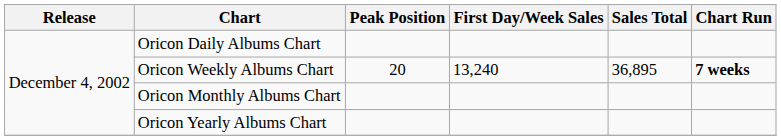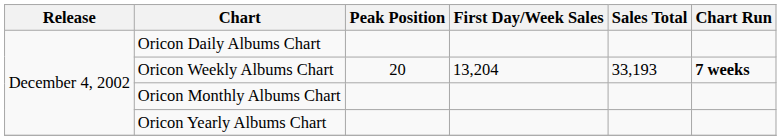(476, 69) 13,240 -> (476, 69) 13,204
(634, 69) 36,895 -> (634, 69) 33,193
